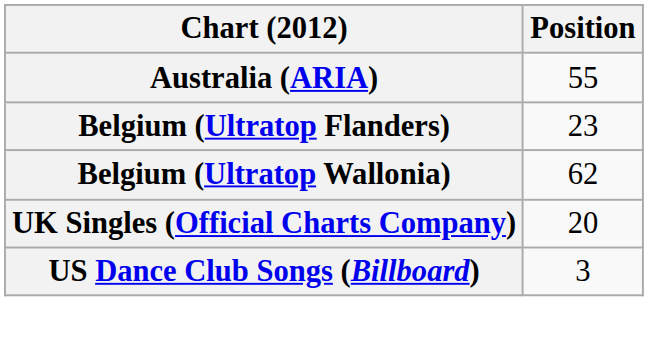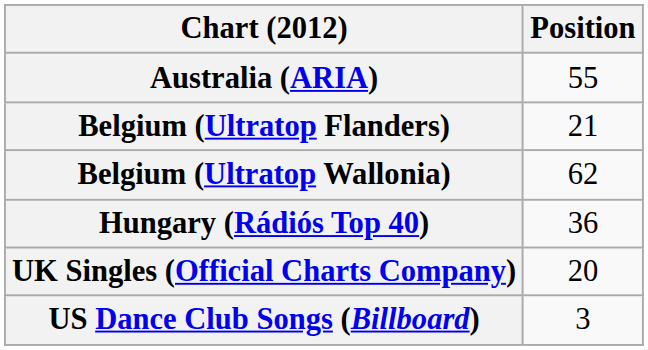(583, 125) 23 -> (583, 125) 21
+ row: (264, 222)
